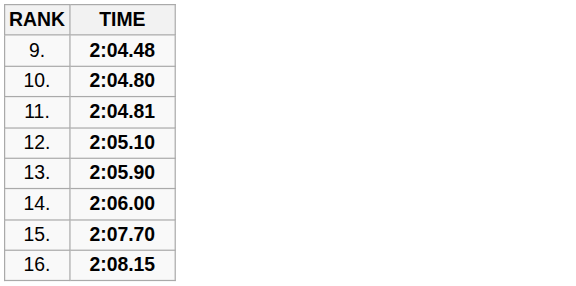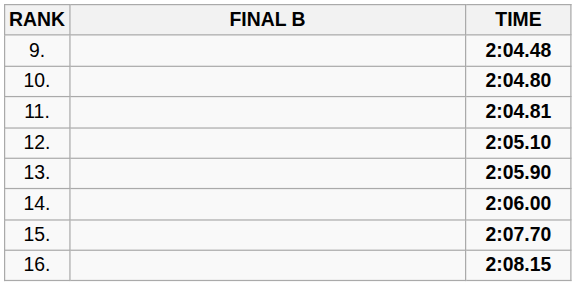+ column: (268, 19)
